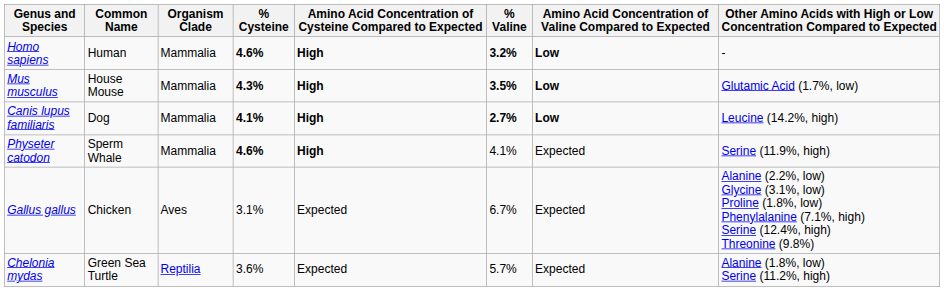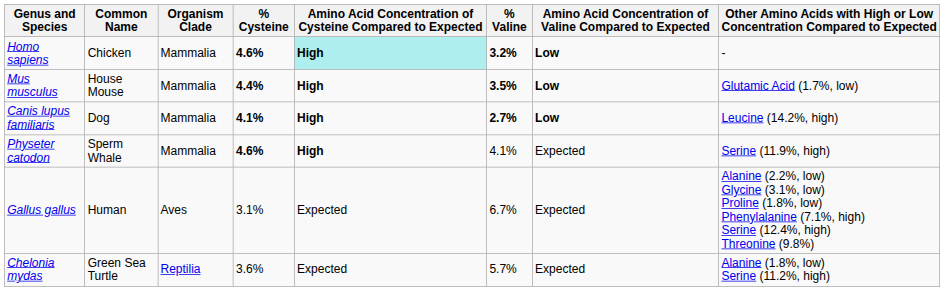(107, 53) Human -> (109, 53) Chicken
(310, 53) no background -> (310, 53) paleturquoise background
(250, 85) 4.3% -> (250, 85) 4.4%
(109, 210) Chicken -> (107, 210) Human
